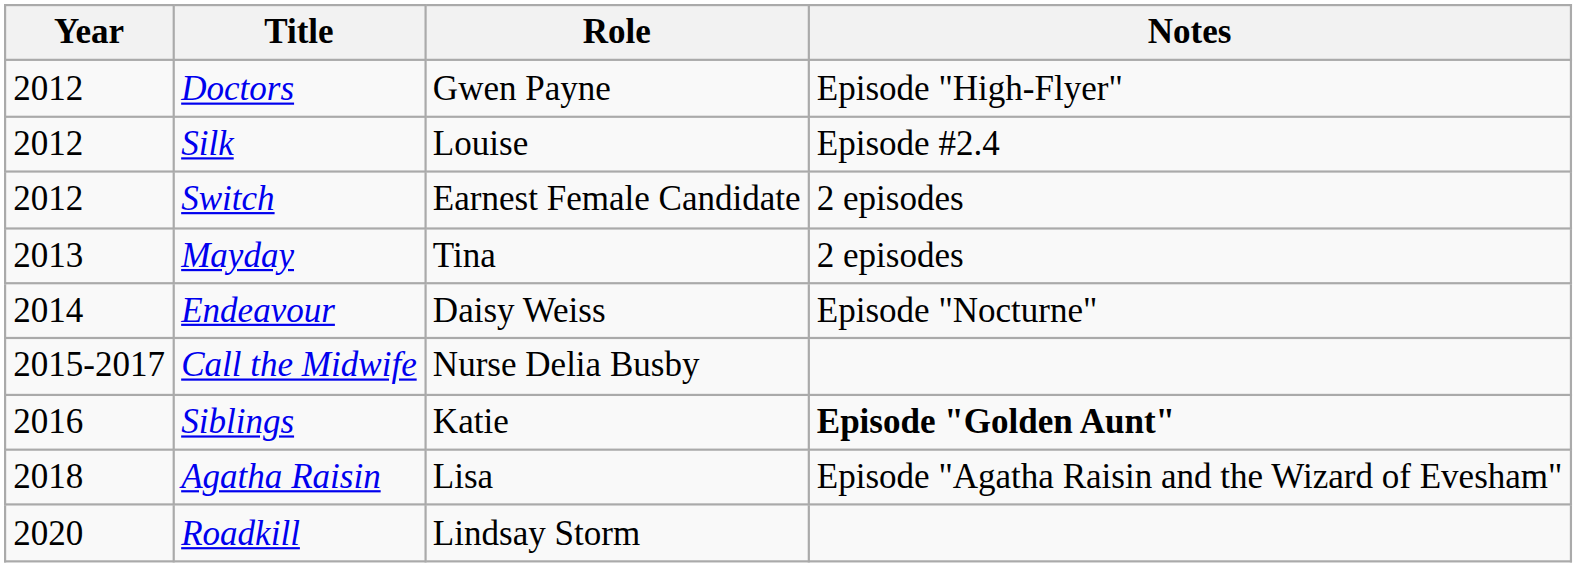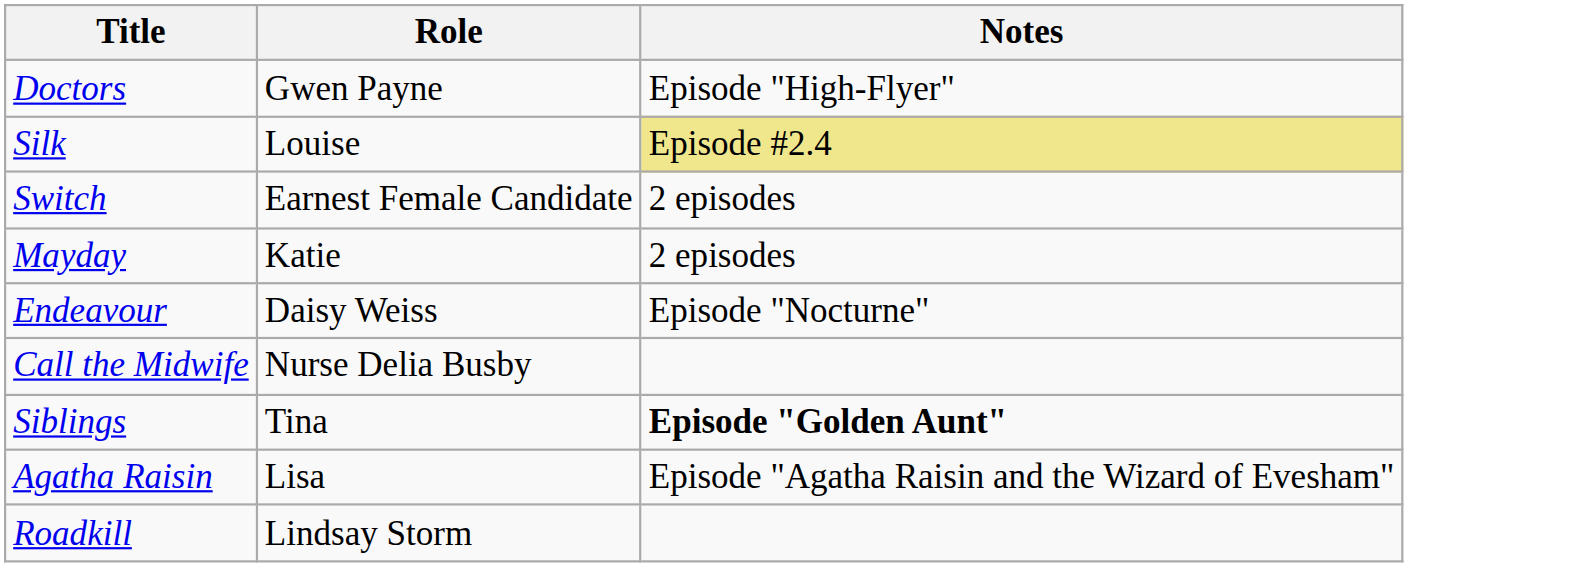- column: (89, 32)
(908, 143) no background -> (740, 143) khaki background
(464, 254) Tina -> (303, 254) Katie
(471, 421) Katie -> (296, 421) Tina
